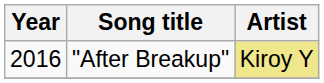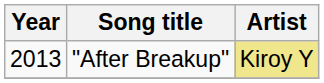(36, 59) 2016 -> (36, 59) 2013
